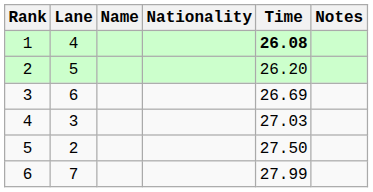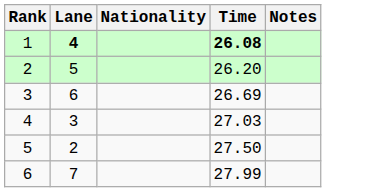- column: (120, 18)
(74, 44) normal -> (74, 44) bold
